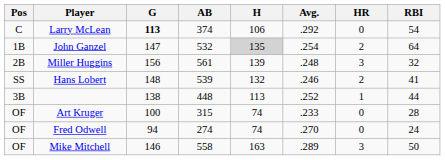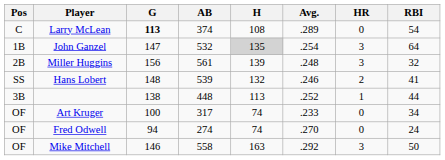(257, 29) 106 -> (257, 29) 108
(309, 29) .292 -> (309, 29) .289
(361, 46) 2 -> (361, 46) 3
(205, 113) 315 -> (205, 113) 317
(414, 113) 28 -> (414, 113) 34
(309, 146) .289 -> (309, 146) .292
